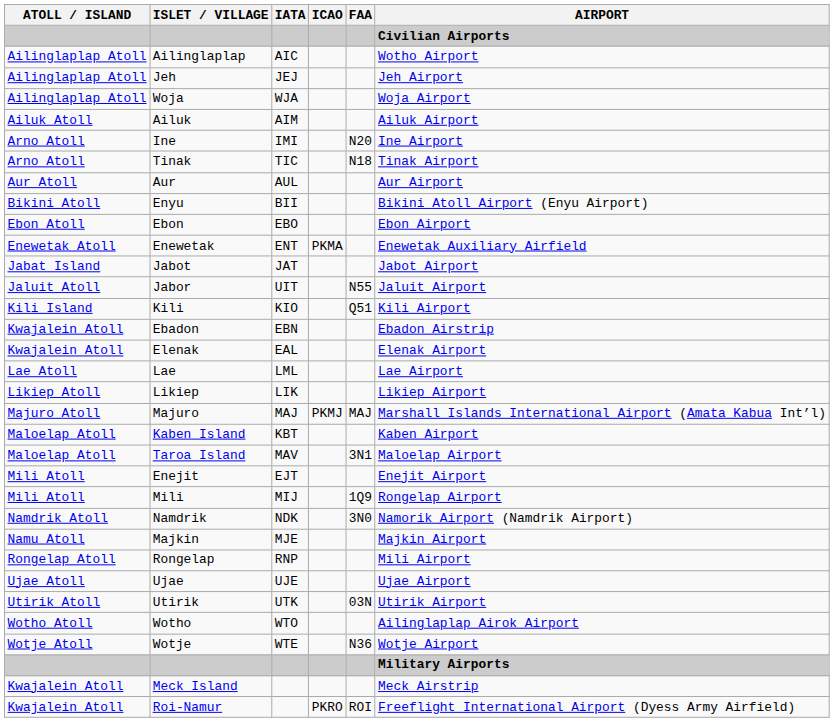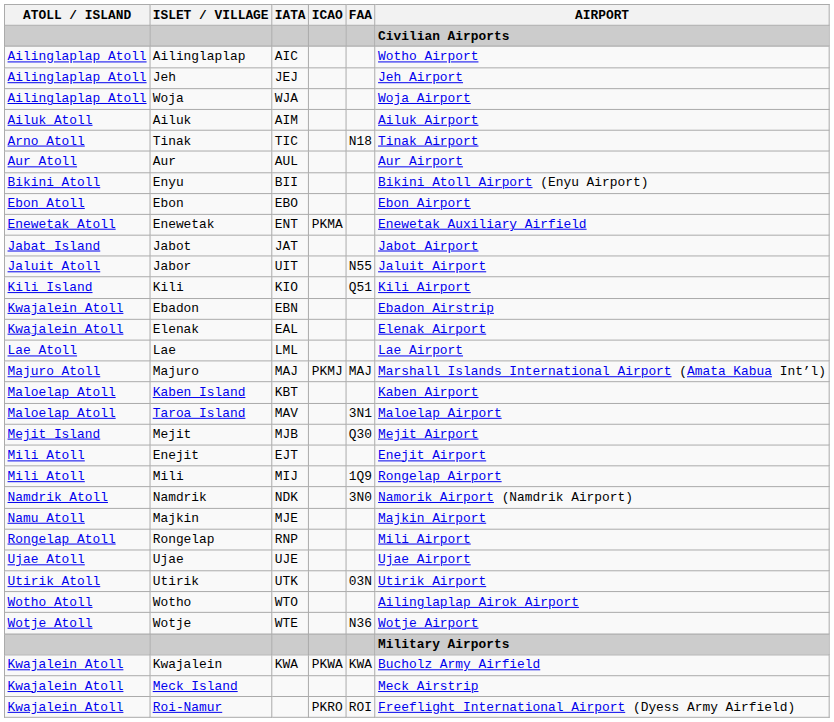- row: (164, 141)
- row: (176, 393)
+ row: (172, 434)
+ row: (187, 665)
